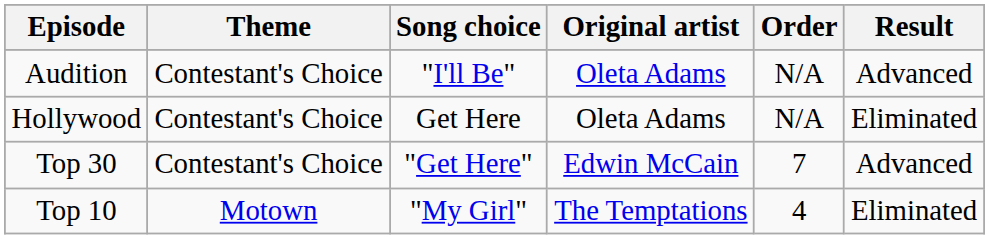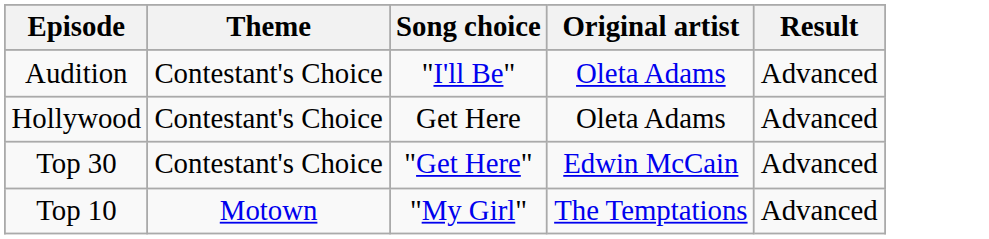- column: (799, 27)
(914, 118) Eliminated -> (819, 118) Advanced
(914, 210) Eliminated -> (819, 210) Advanced
